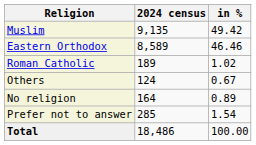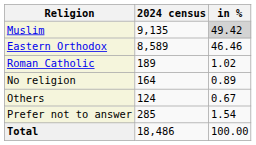(227, 30) no background -> (227, 30) lightgrey background
rows swapped: (26, 81) <-> (41, 98)
